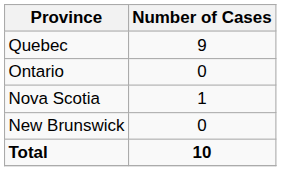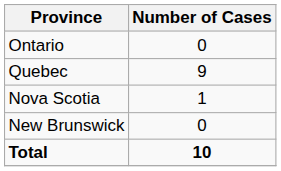rows swapped: (36, 71) <-> (38, 44)
